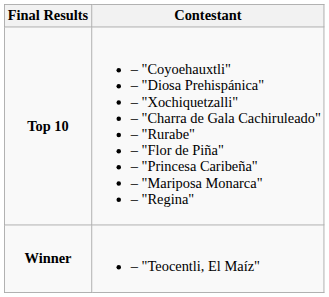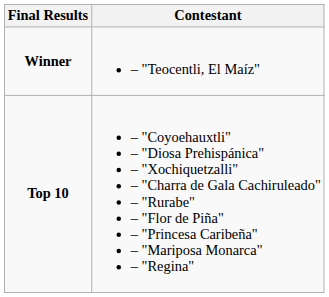rows swapped: (48, 258) <-> (48, 126)
